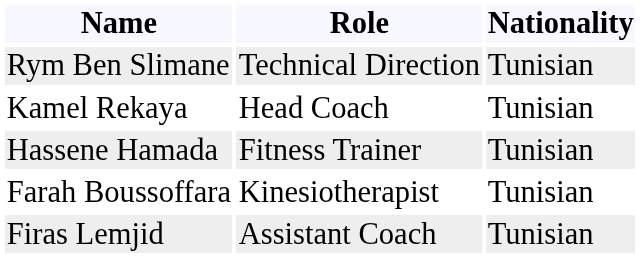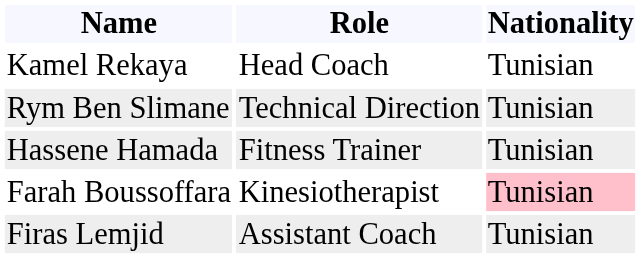rows swapped: (118, 65) <-> (97, 107)
(541, 191) no background -> (541, 191) pink background
